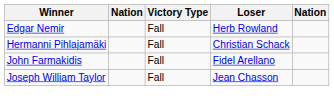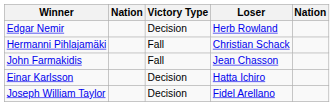(156, 28) Fall -> (167, 28) Decision
(244, 61) Fidel Arellano -> (246, 61) Jean Chasson
+ row: (40, 77)
(156, 77) Fall -> (167, 93) Decision
(246, 77) Jean Chasson -> (244, 93) Fidel Arellano
